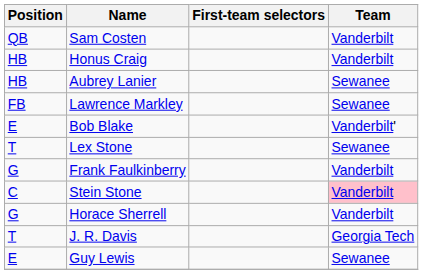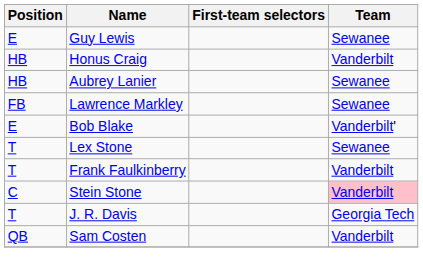rows swapped: (108, 38) <-> (102, 259)
(13, 170) G -> (12, 170) T
- row: (118, 215)
